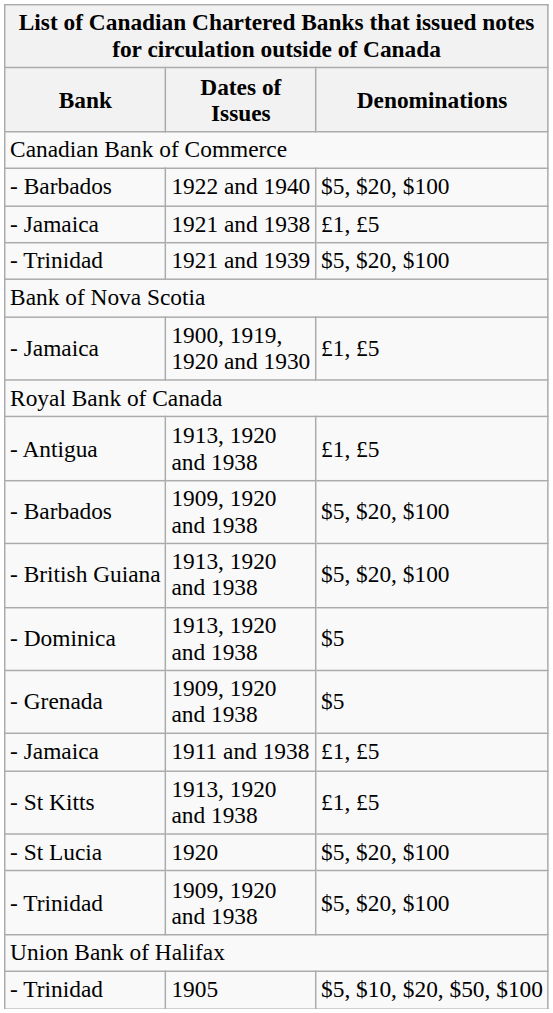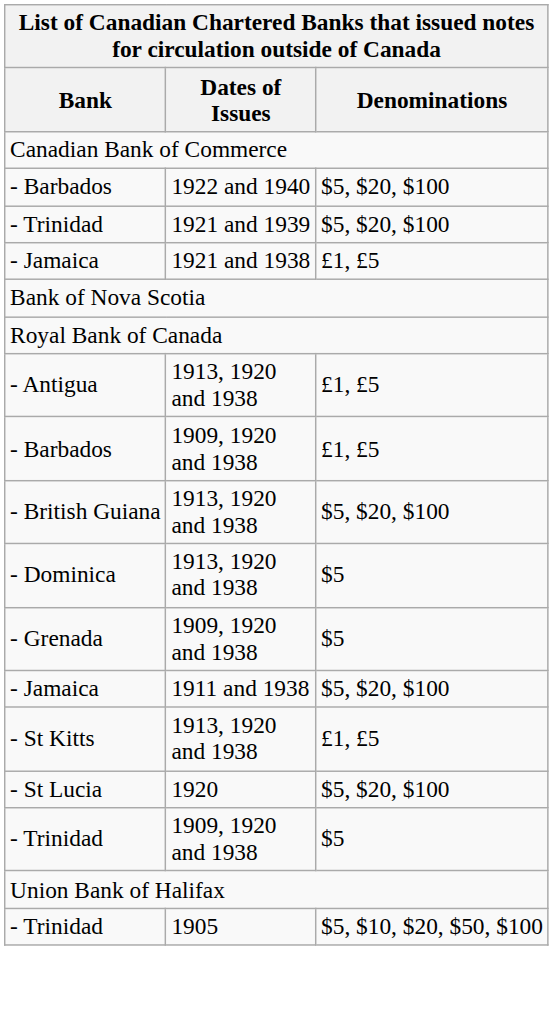rows swapped: (55, 223) <-> (57, 260)
- row: (55, 348)
(385, 511) $5, $20, $100 -> (350, 448) £1, £5
(350, 751) £1, £5 -> (385, 688) $5, $20, $100
(385, 902) $5, $20, $100 -> (333, 839) $5
